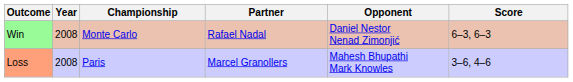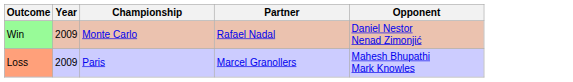- column: (509, 12)
(66, 34) 2008 -> (66, 34) 2009
(66, 62) 2008 -> (66, 62) 2009
